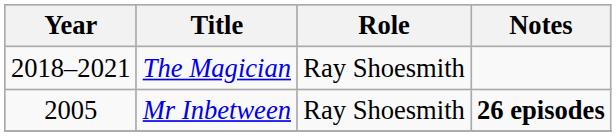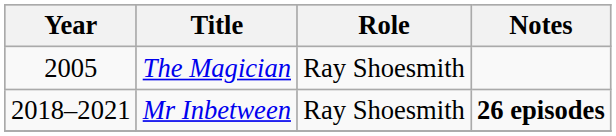(71, 67) 2018–2021 -> (71, 67) 2005
(71, 109) 2005 -> (71, 109) 2018–2021
